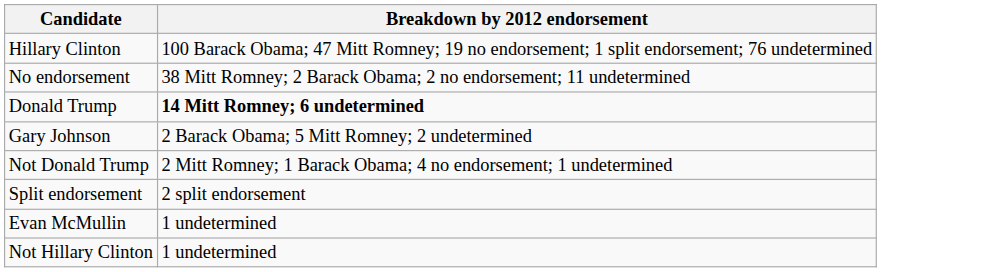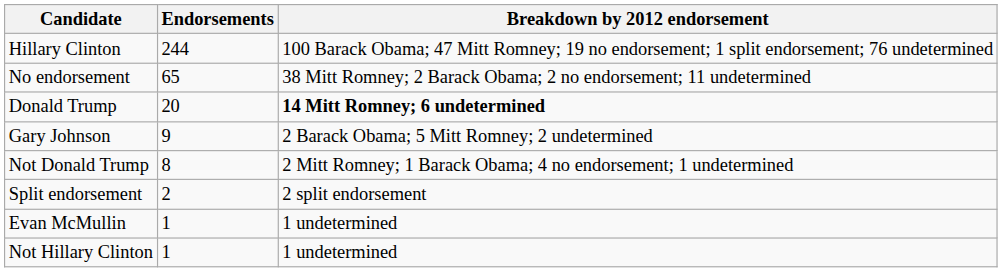+ column: (218, 19)
